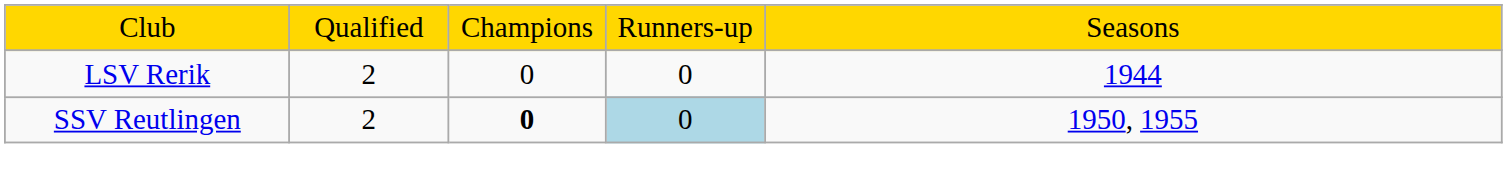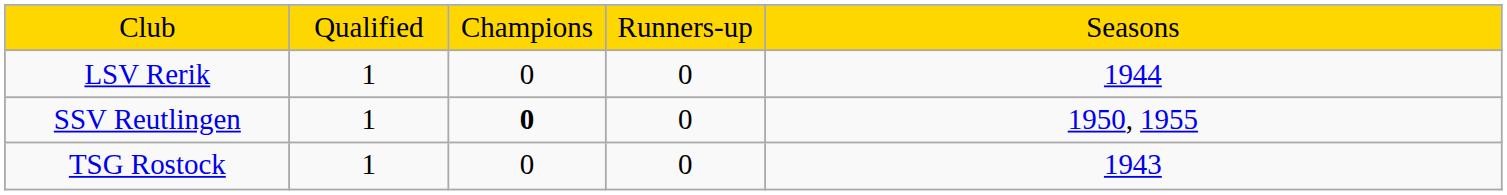(369, 73) 2 -> (369, 73) 1
(369, 119) 2 -> (369, 119) 1
(685, 119) lightblue background -> (685, 119) no background
+ row: (147, 165)
